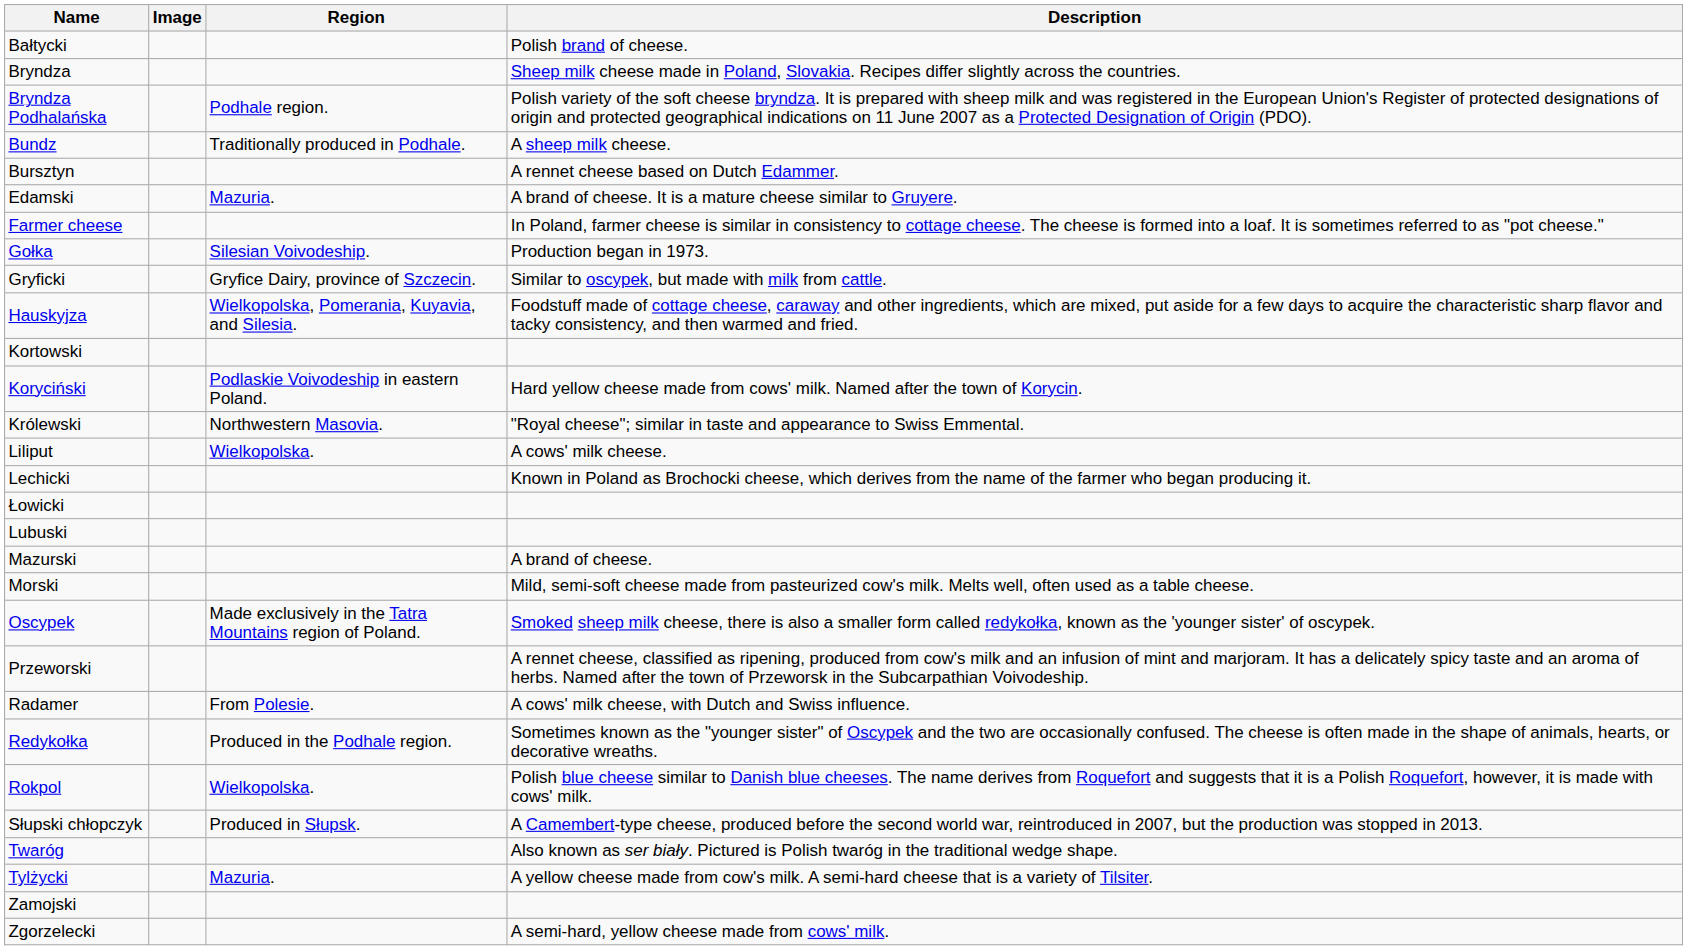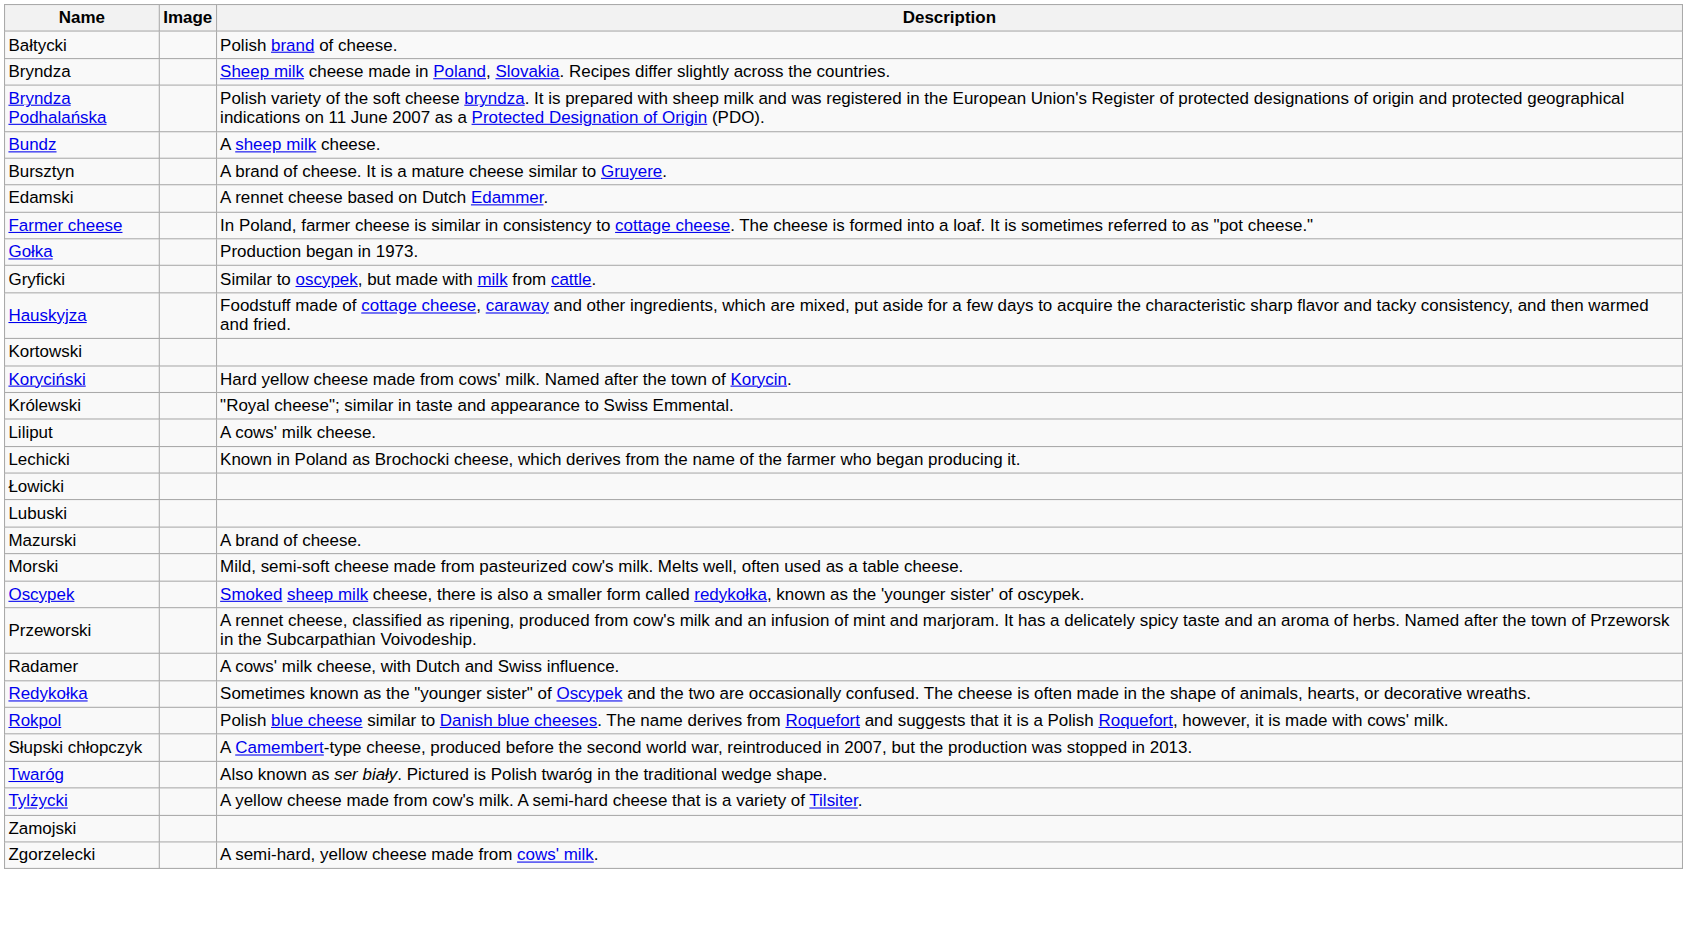- column: (356, 17)
(675, 171) A rennet cheese based on Dutch Edammer. -> (444, 171) A brand of cheese. It is a mature cheese similar to Gruyere.
(734, 198) A brand of cheese. It is a mature cheese similar to Gruyere. -> (384, 198) A rennet cheese based on Dutch Edammer.
